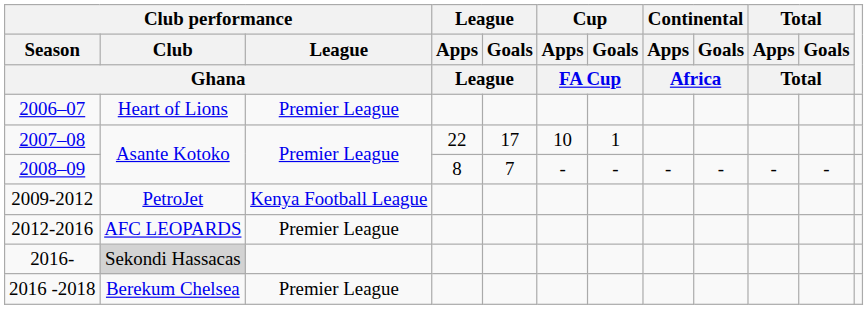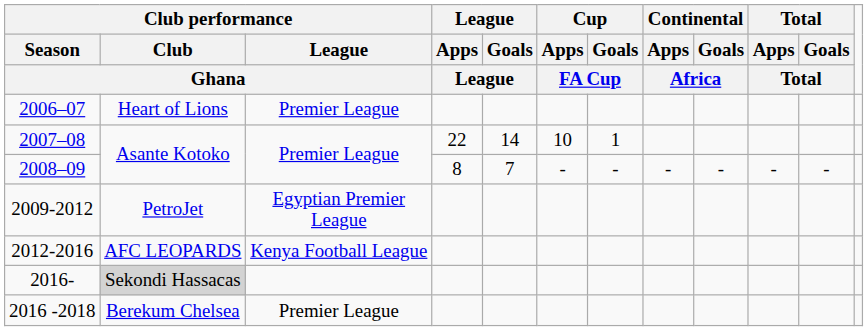(510, 139) 17 -> (510, 139) 14
(339, 199) Kenya Football League -> (339, 209) Egyptian Premier League
(339, 229) Premier League -> (339, 250) Kenya Football League
